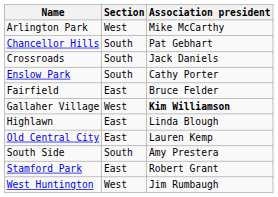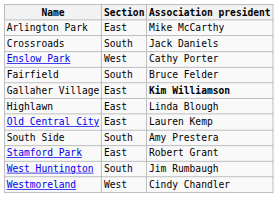(115, 28) West -> (115, 28) East
- row: (53, 44)
(118, 75) South -> (115, 59) West
(115, 91) East -> (118, 75) South
(115, 106) West -> (115, 91) East
(115, 185) West -> (118, 169) South
+ row: (41, 185)
